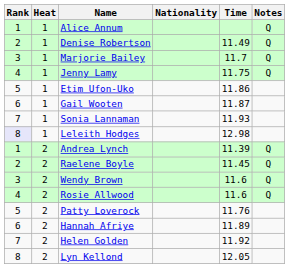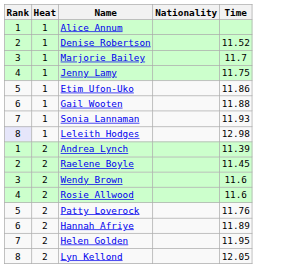- column: (268, 12)
(236, 42) 11.49 -> (236, 42) 11.52
(236, 104) 11.87 -> (236, 104) 11.88
(236, 241) 11.92 -> (236, 241) 11.95
